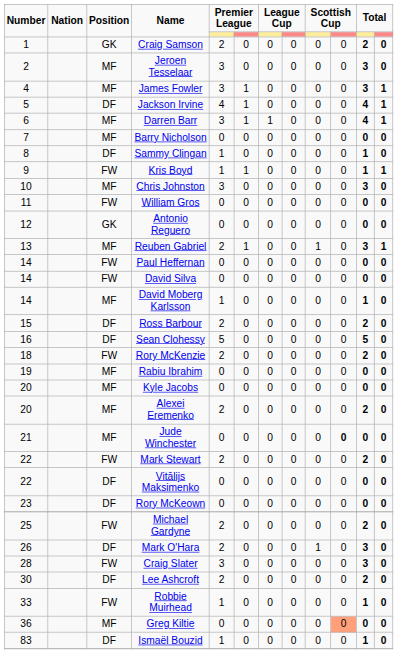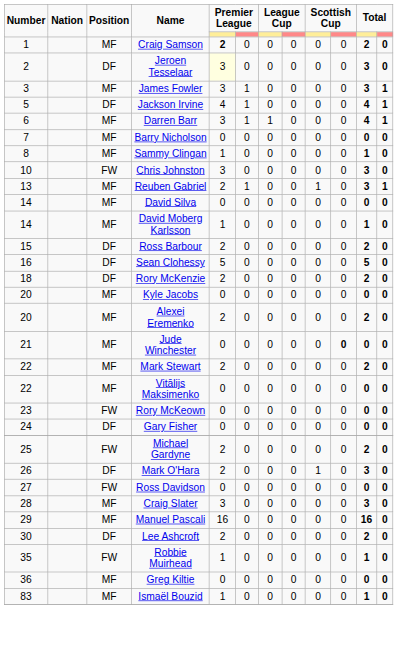(109, 45) GK -> (109, 45) MF
(222, 45) normal -> (222, 45) bold
(109, 67) MF -> (109, 67) DF
(222, 67) no background -> (222, 67) lightyellow background
(26, 89) 4 -> (26, 89) 3
(109, 154) DF -> (109, 154) MF
- row: (171, 170)
(109, 186) MF -> (109, 170) FW
- row: (171, 202)
- row: (171, 224)
- row: (171, 263)
(109, 279) FW -> (109, 202) MF
(109, 355) FW -> (109, 279) DF
- row: (171, 371)
(109, 459) FW -> (109, 367) MF
(109, 481) DF -> (109, 389) MF
(109, 503) DF -> (109, 411) FW
+ row: (171, 427)
+ row: (171, 487)
(109, 564) FW -> (109, 503) MF
+ row: (171, 520)
(26, 602) 33 -> (26, 558) 35
(343, 624) lightsalmon background -> (343, 580) no background
(109, 640) DF -> (109, 596) MF
